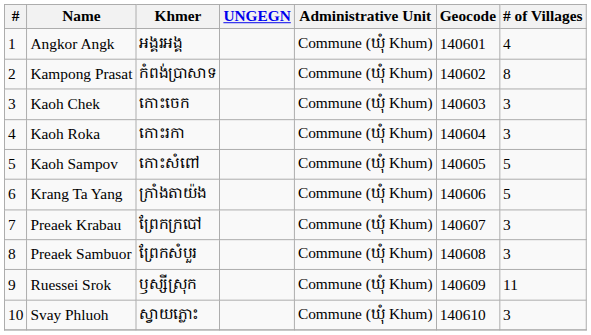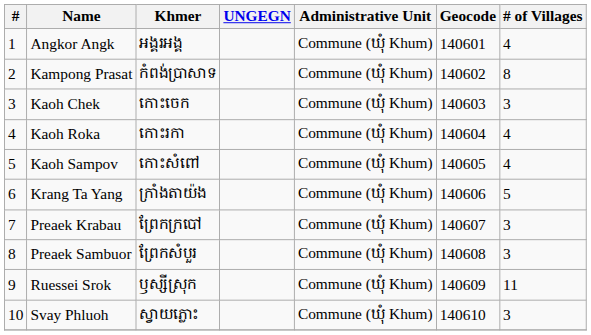(507, 134) 3 -> (507, 134) 4
(507, 164) 5 -> (507, 164) 4
